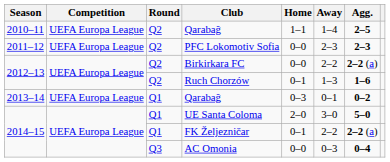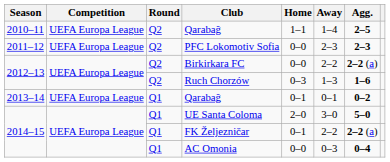(298, 81) 0–1 -> (298, 81) 0–3
(298, 98) 0–3 -> (298, 98) 0–1
(155, 149) Q3 -> (155, 149) Q1
